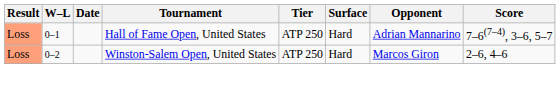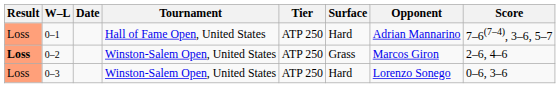(18, 54) normal -> (19, 54) bold
(340, 54) Hard -> (342, 54) Grass
+ row: (52, 74)
